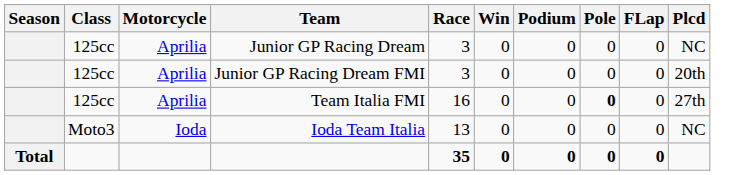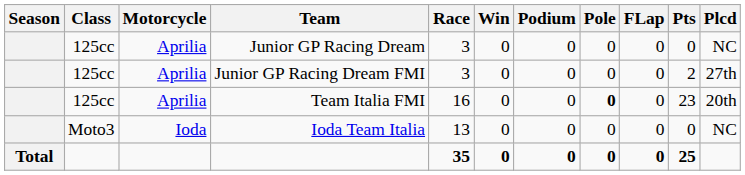+ column: (684, 18)
(690, 73) 20th -> (721, 73) 27th
(690, 101) 27th -> (721, 101) 20th
